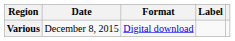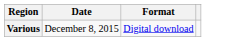- column: (211, 12)
